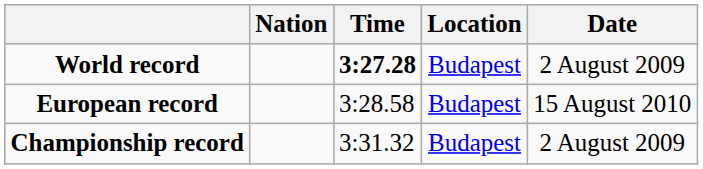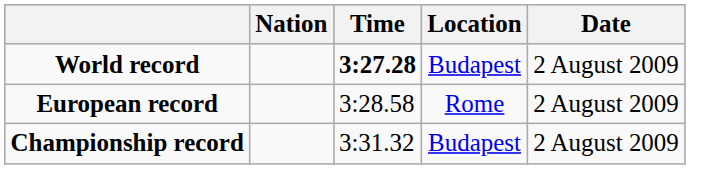(475, 103) Budapest -> (475, 103) Rome
(612, 103) 15 August 2010 -> (606, 103) 2 August 2009
